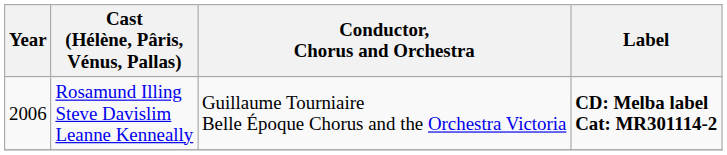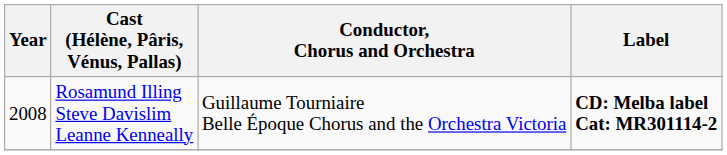(28, 113) 2006 -> (28, 113) 2008
